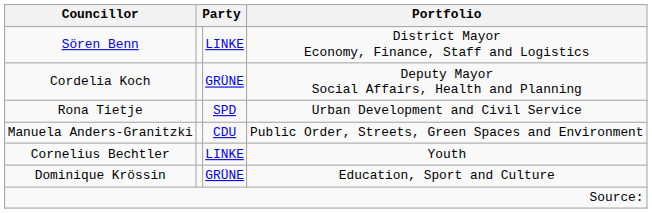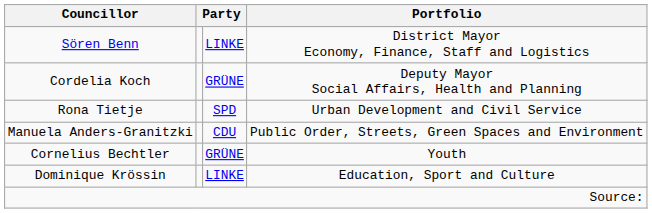(225, 154) LINKE -> (225, 154) GRÜNE
(225, 176) GRÜNE -> (225, 176) LINKE
